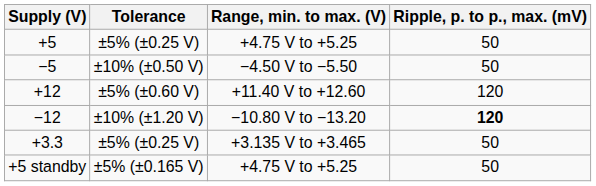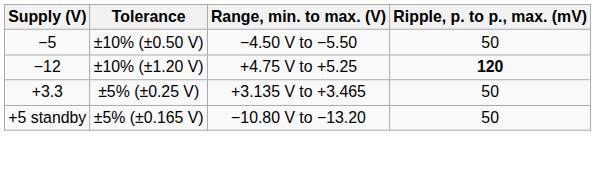- row: (47, 42)
- row: (47, 92)
(298, 117) −10.80 V to −13.20 -> (298, 67) +4.75 V to +5.25
(298, 167) +4.75 V to +5.25 -> (298, 117) −10.80 V to −13.20
